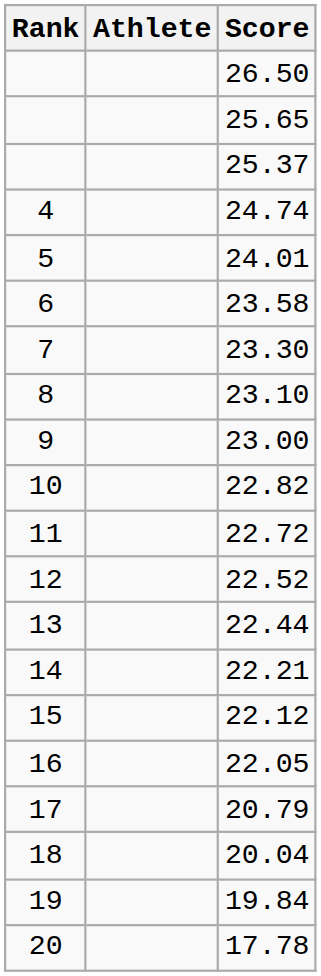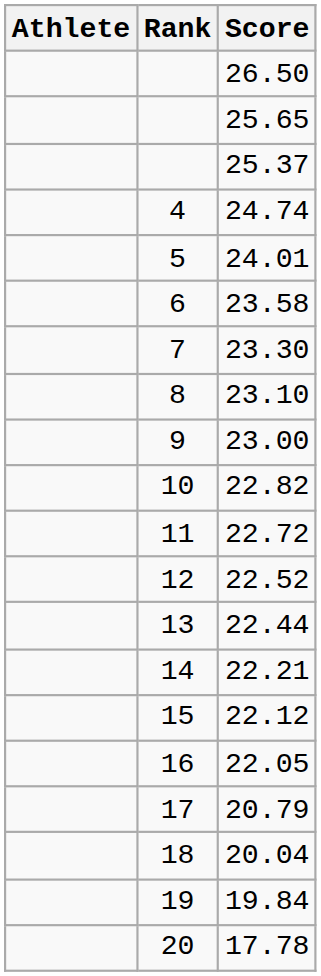columns swapped: (46, 28) <-> (152, 28)
